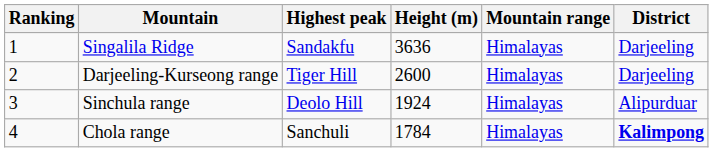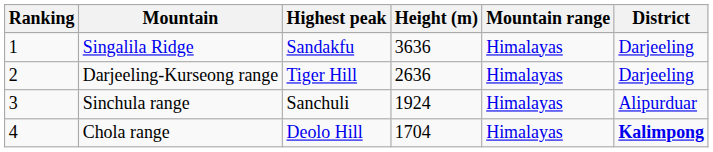(413, 75) 2600 -> (413, 75) 2636
(325, 103) Deolo Hill -> (318, 103) Sanchuli
(318, 132) Sanchuli -> (325, 132) Deolo Hill
(413, 132) 1784 -> (413, 132) 1704
